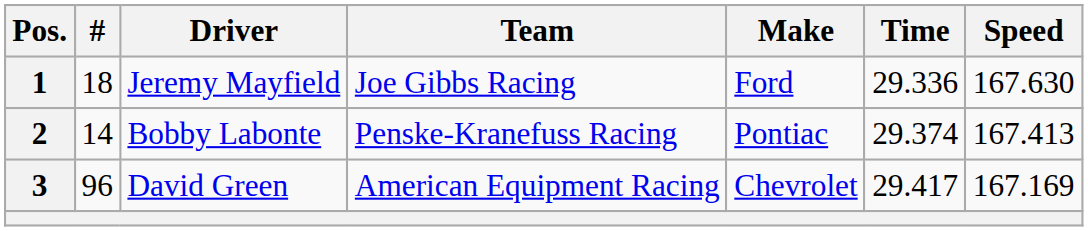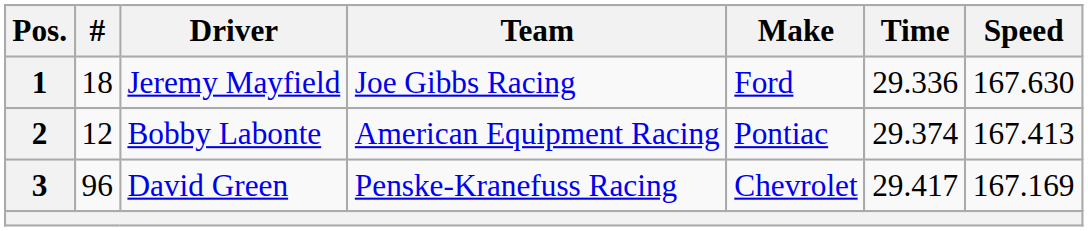(97, 133) 14 -> (97, 133) 12
(516, 133) Penske-Kranefuss Racing -> (537, 133) American Equipment Racing
(537, 185) American Equipment Racing -> (516, 185) Penske-Kranefuss Racing
